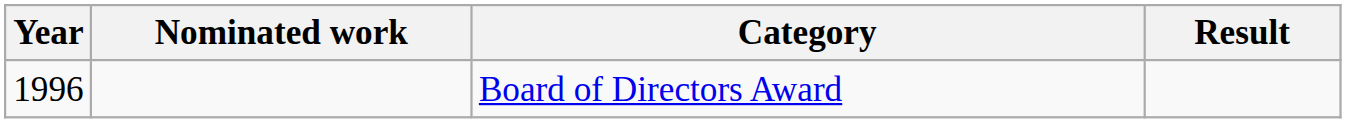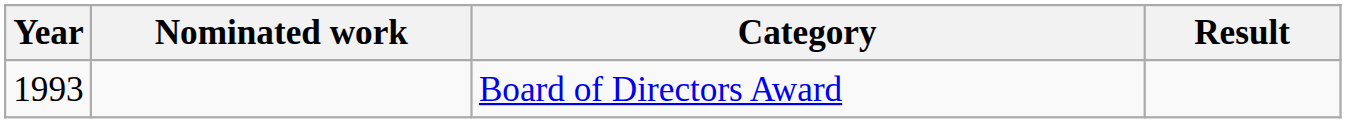(48, 88) 1996 -> (48, 88) 1993
